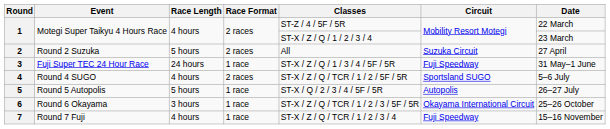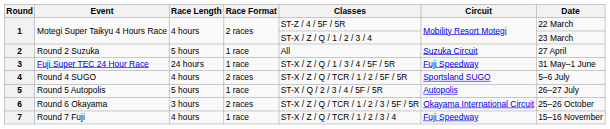(239, 50) 2 races -> (237, 50) 1 race
(237, 104) 1 race -> (239, 104) 2 races
